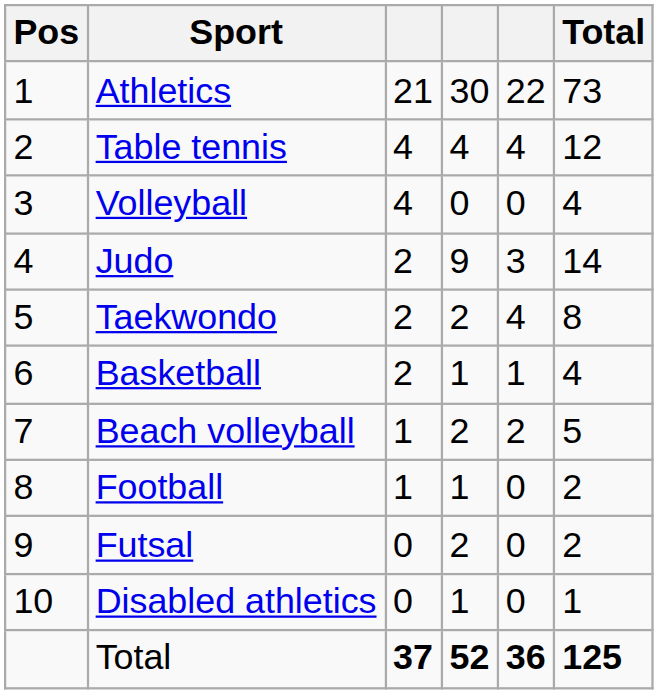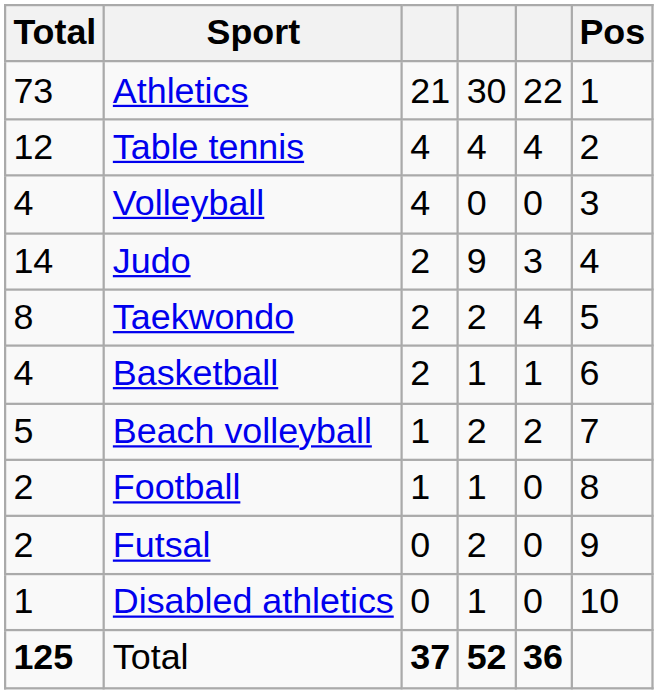columns swapped: (46, 32) <-> (604, 32)
